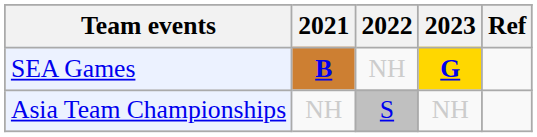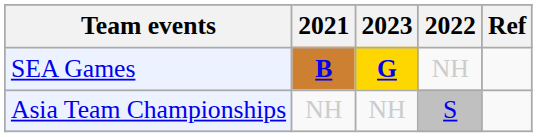columns swapped: (387, 26) <-> (450, 26)
